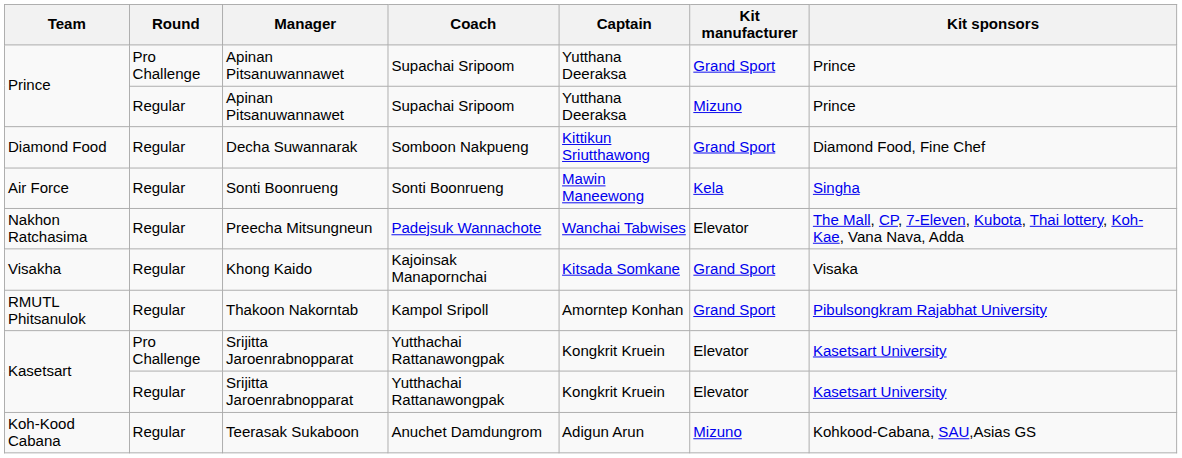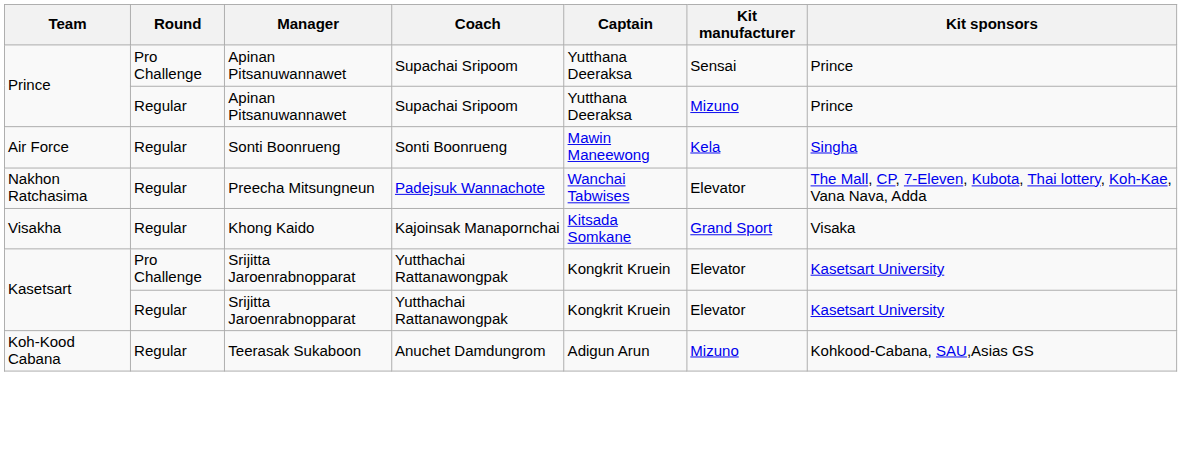(734, 65) Grand Sport -> (713, 65) Sensai
- row: (57, 147)
- row: (47, 310)
